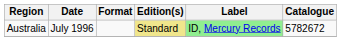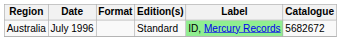(158, 28) khaki background -> (158, 28) no background
(305, 28) 5782672 -> (305, 28) 5682672
